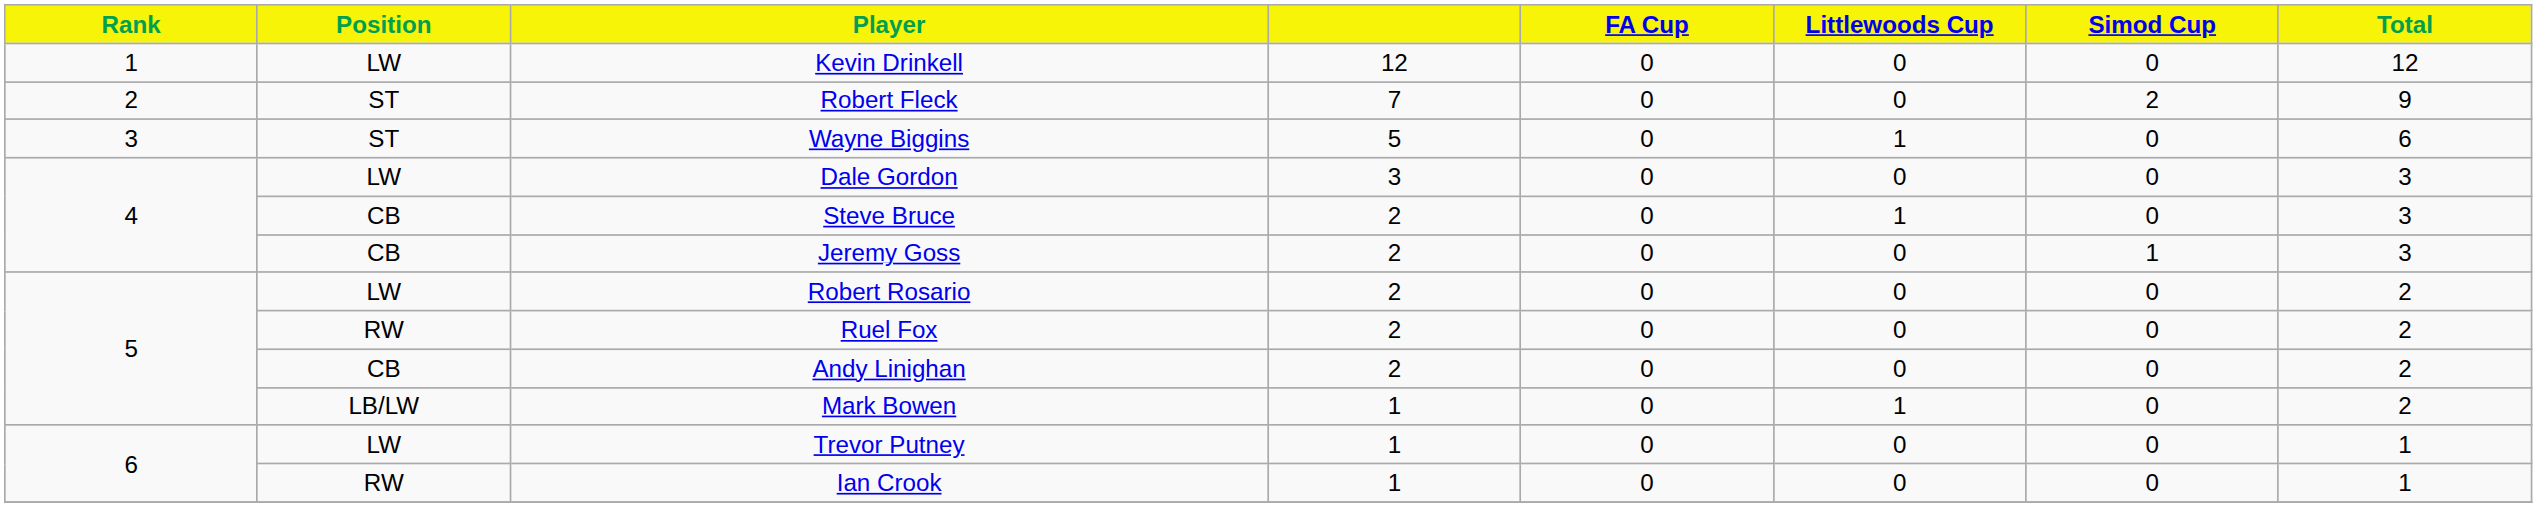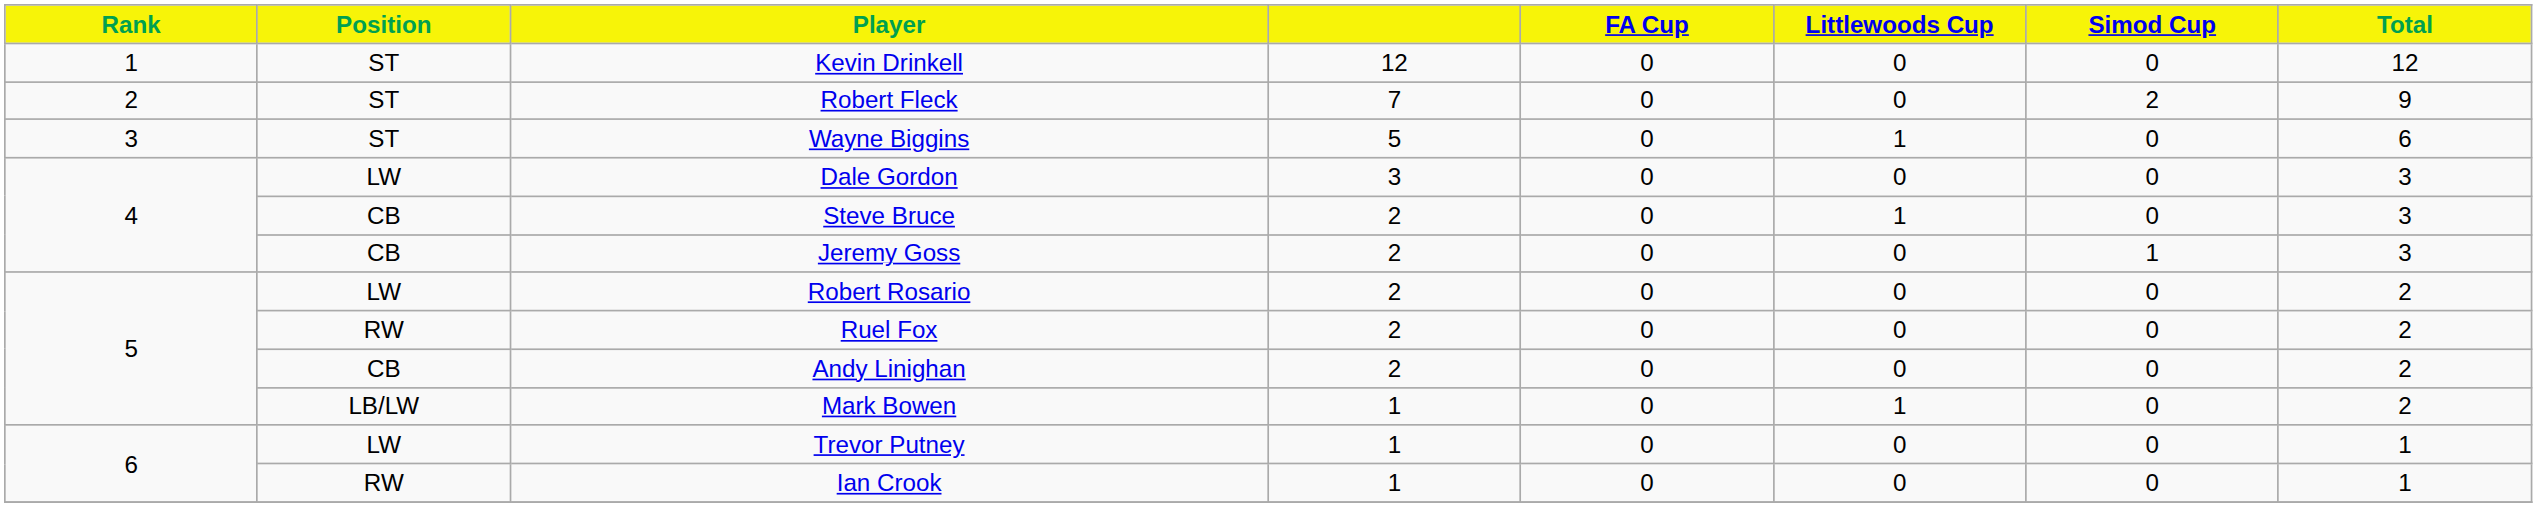(384, 63) LW -> (384, 63) ST
